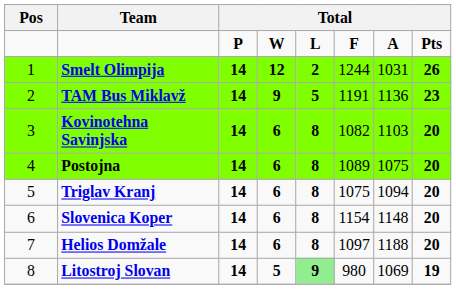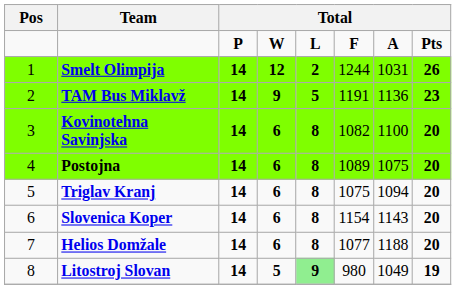(393, 131) 1103 -> (393, 131) 1100
(393, 218) 1148 -> (393, 218) 1143
(354, 244) 1097 -> (354, 244) 1077
(393, 271) 1069 -> (393, 271) 1049
